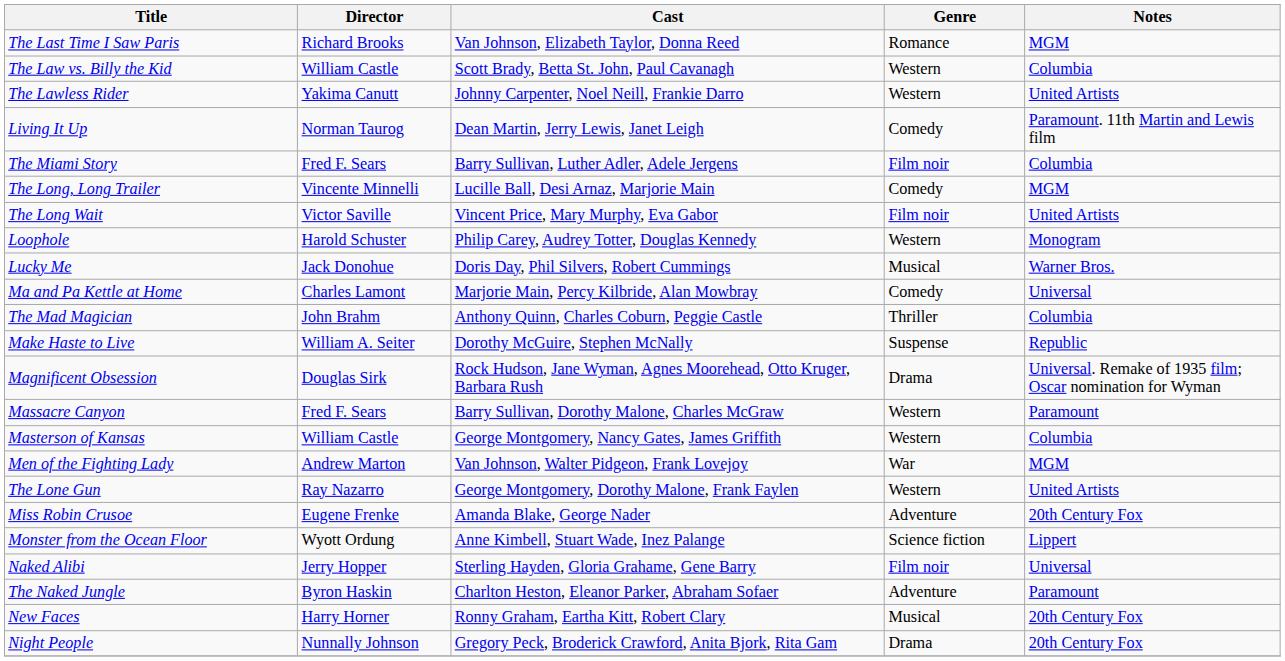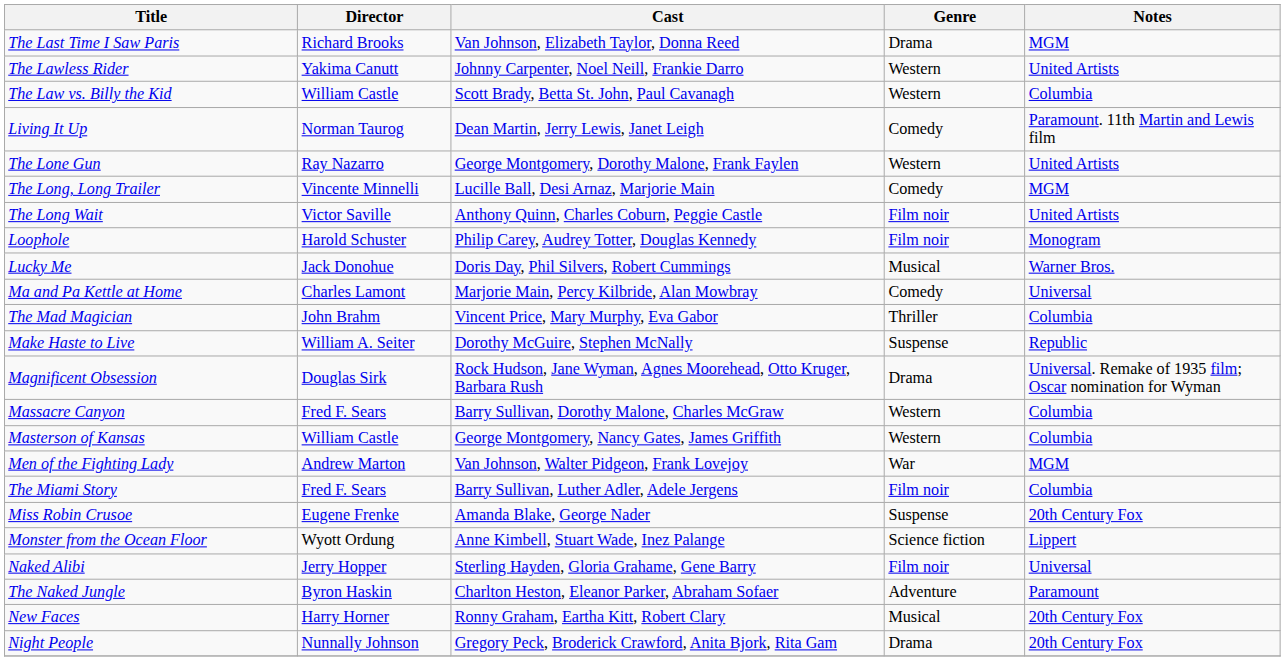(919, 42) Romance -> (910, 42) Drama
rows swapped: (90, 68) <-> (68, 94)
rows swapped: (54, 489) <-> (63, 163)
(586, 214) Vincent Price, Mary Murphy, Eva Gabor -> (608, 214) Anthony Quinn, Charles Coburn, Peggie Castle
(915, 240) Western -> (919, 240) Film noir
(608, 317) Anthony Quinn, Charles Coburn, Peggie Castle -> (586, 317) Vincent Price, Mary Murphy, Eva Gabor
(1064, 412) Paramount -> (1061, 412) Columbia
(923, 514) Adventure -> (918, 514) Suspense
